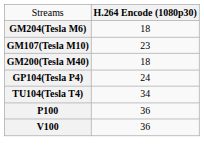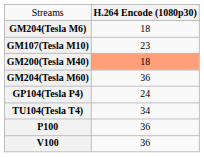(145, 61) no background -> (145, 61) lightsalmon background
+ row: (48, 77)
